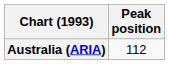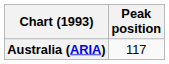(136, 49) 112 -> (136, 49) 117
